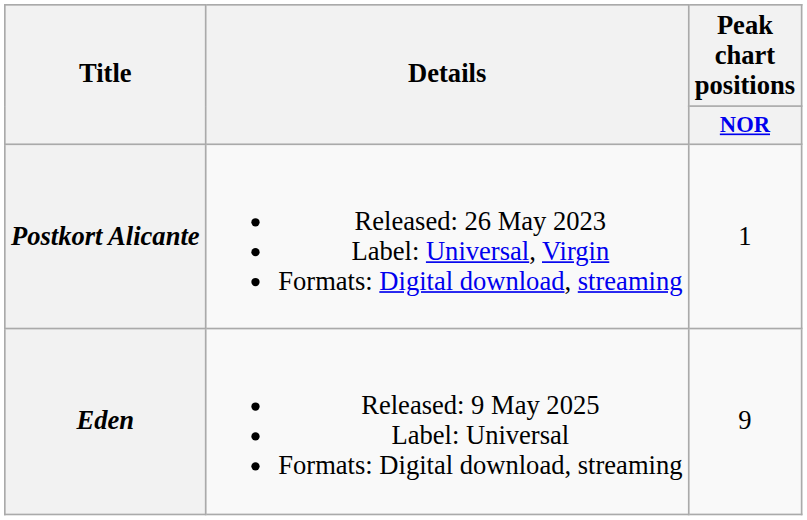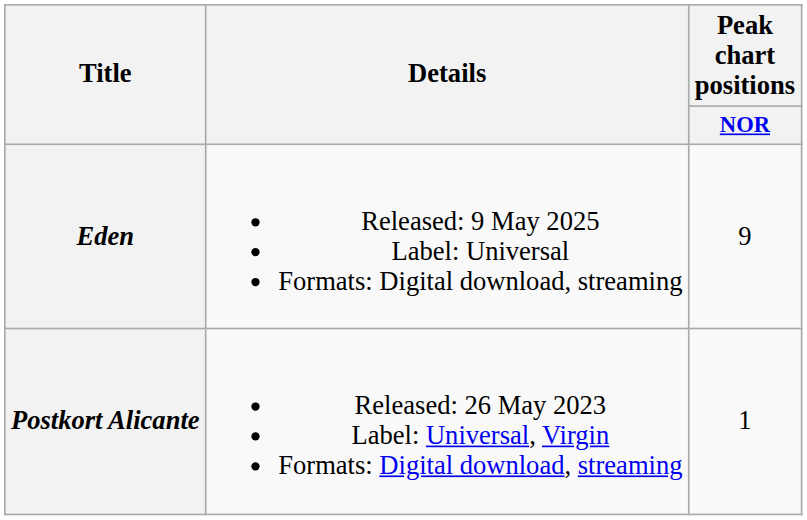rows swapped: (105, 236) <-> (105, 420)
